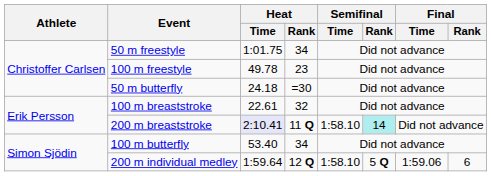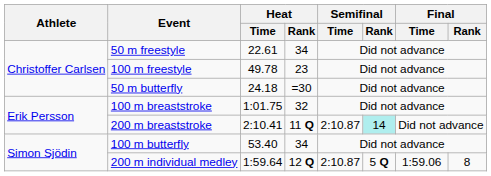(263, 50) 1:01.75 -> (263, 50) 22.61
(263, 106) 22.61 -> (263, 106) 1:01.75
(263, 125) lavender background -> (263, 125) no background
(340, 125) 1:58.10 -> (340, 125) 2:10.87
(340, 162) 1:58.10 -> (340, 162) 2:10.87
(467, 162) 6 -> (467, 162) 8
